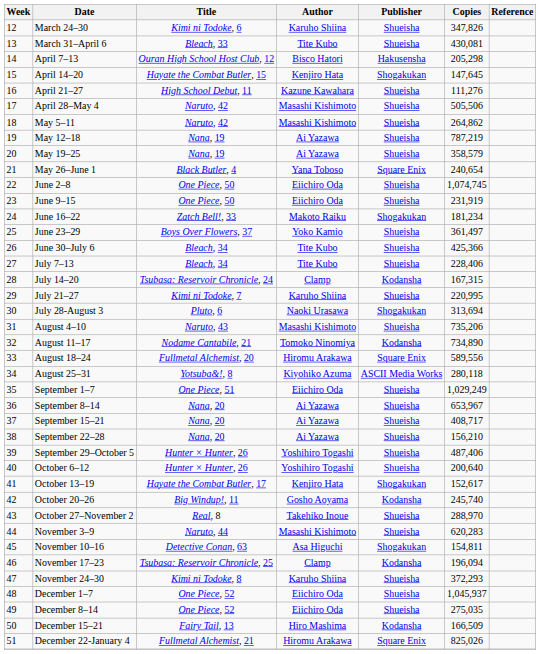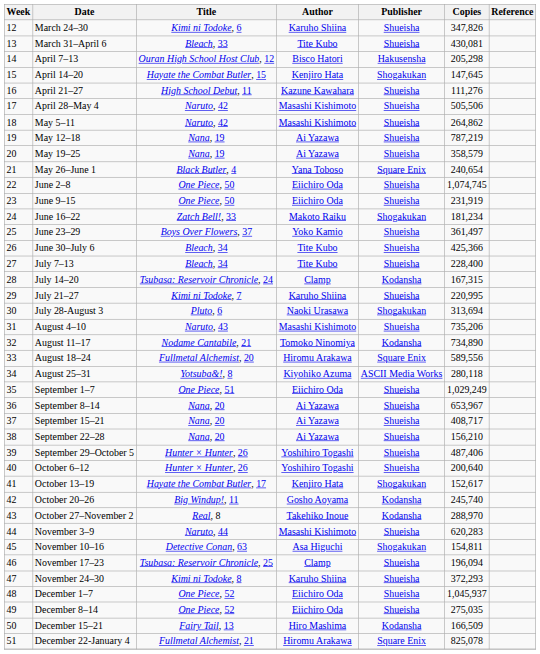(467, 264) 228,406 -> (467, 264) 228,400
(402, 515) Shueisha -> (402, 515) Kodansha
(402, 563) Kodansha -> (402, 563) Shueisha
(467, 641) 825,026 -> (467, 641) 825,078
